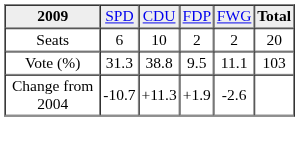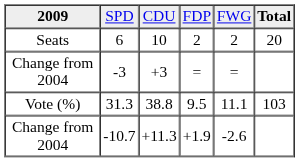+ row: (119, 71)
